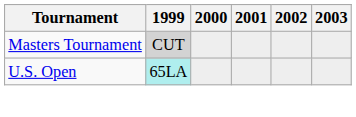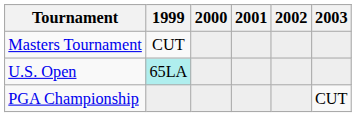(168, 44) lightgrey background -> (168, 44) no background
+ row: (74, 98)
